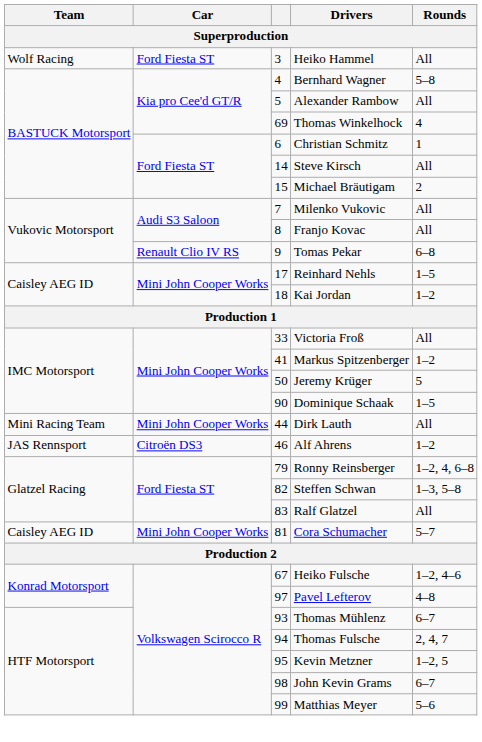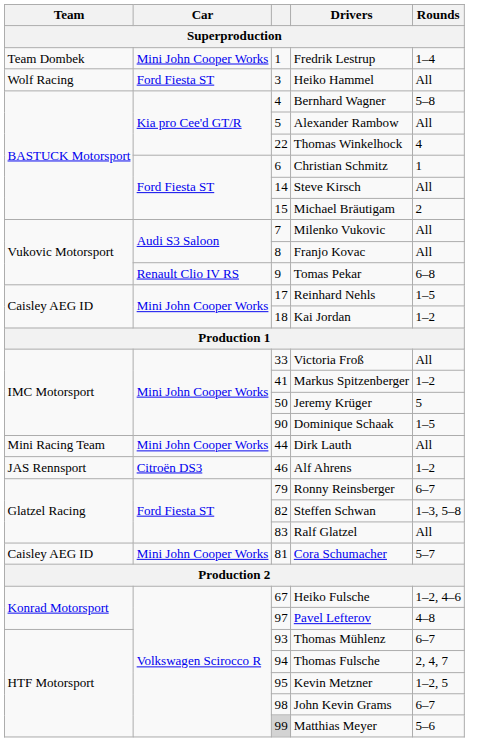+ row: (335, 57)
(281, 122) 69 -> (281, 144) 22
(445, 467) 1–2, 4, 6–8 -> (425, 488) 6–7
(281, 704) no background -> (281, 725) lightgrey background
